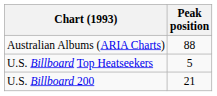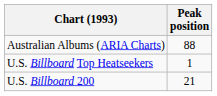(190, 63) 5 -> (190, 63) 1
